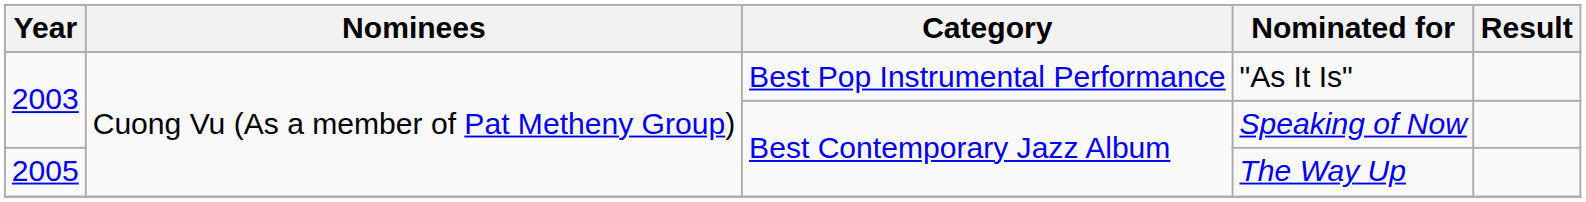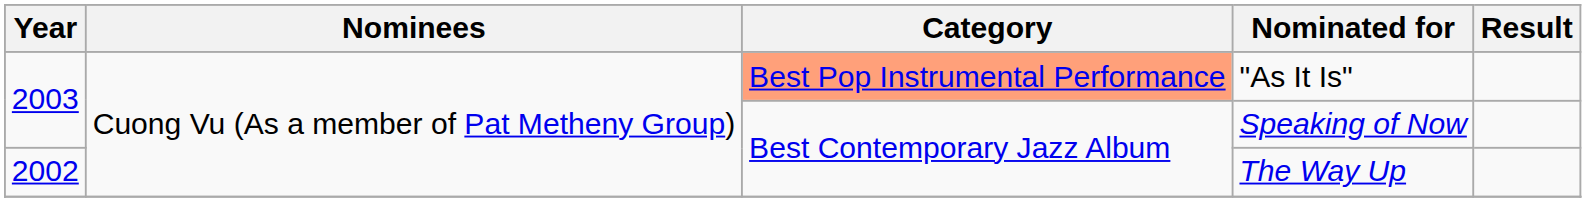(987, 76) no background -> (987, 76) lightsalmon background
(45, 171) 2005 -> (45, 171) 2002
